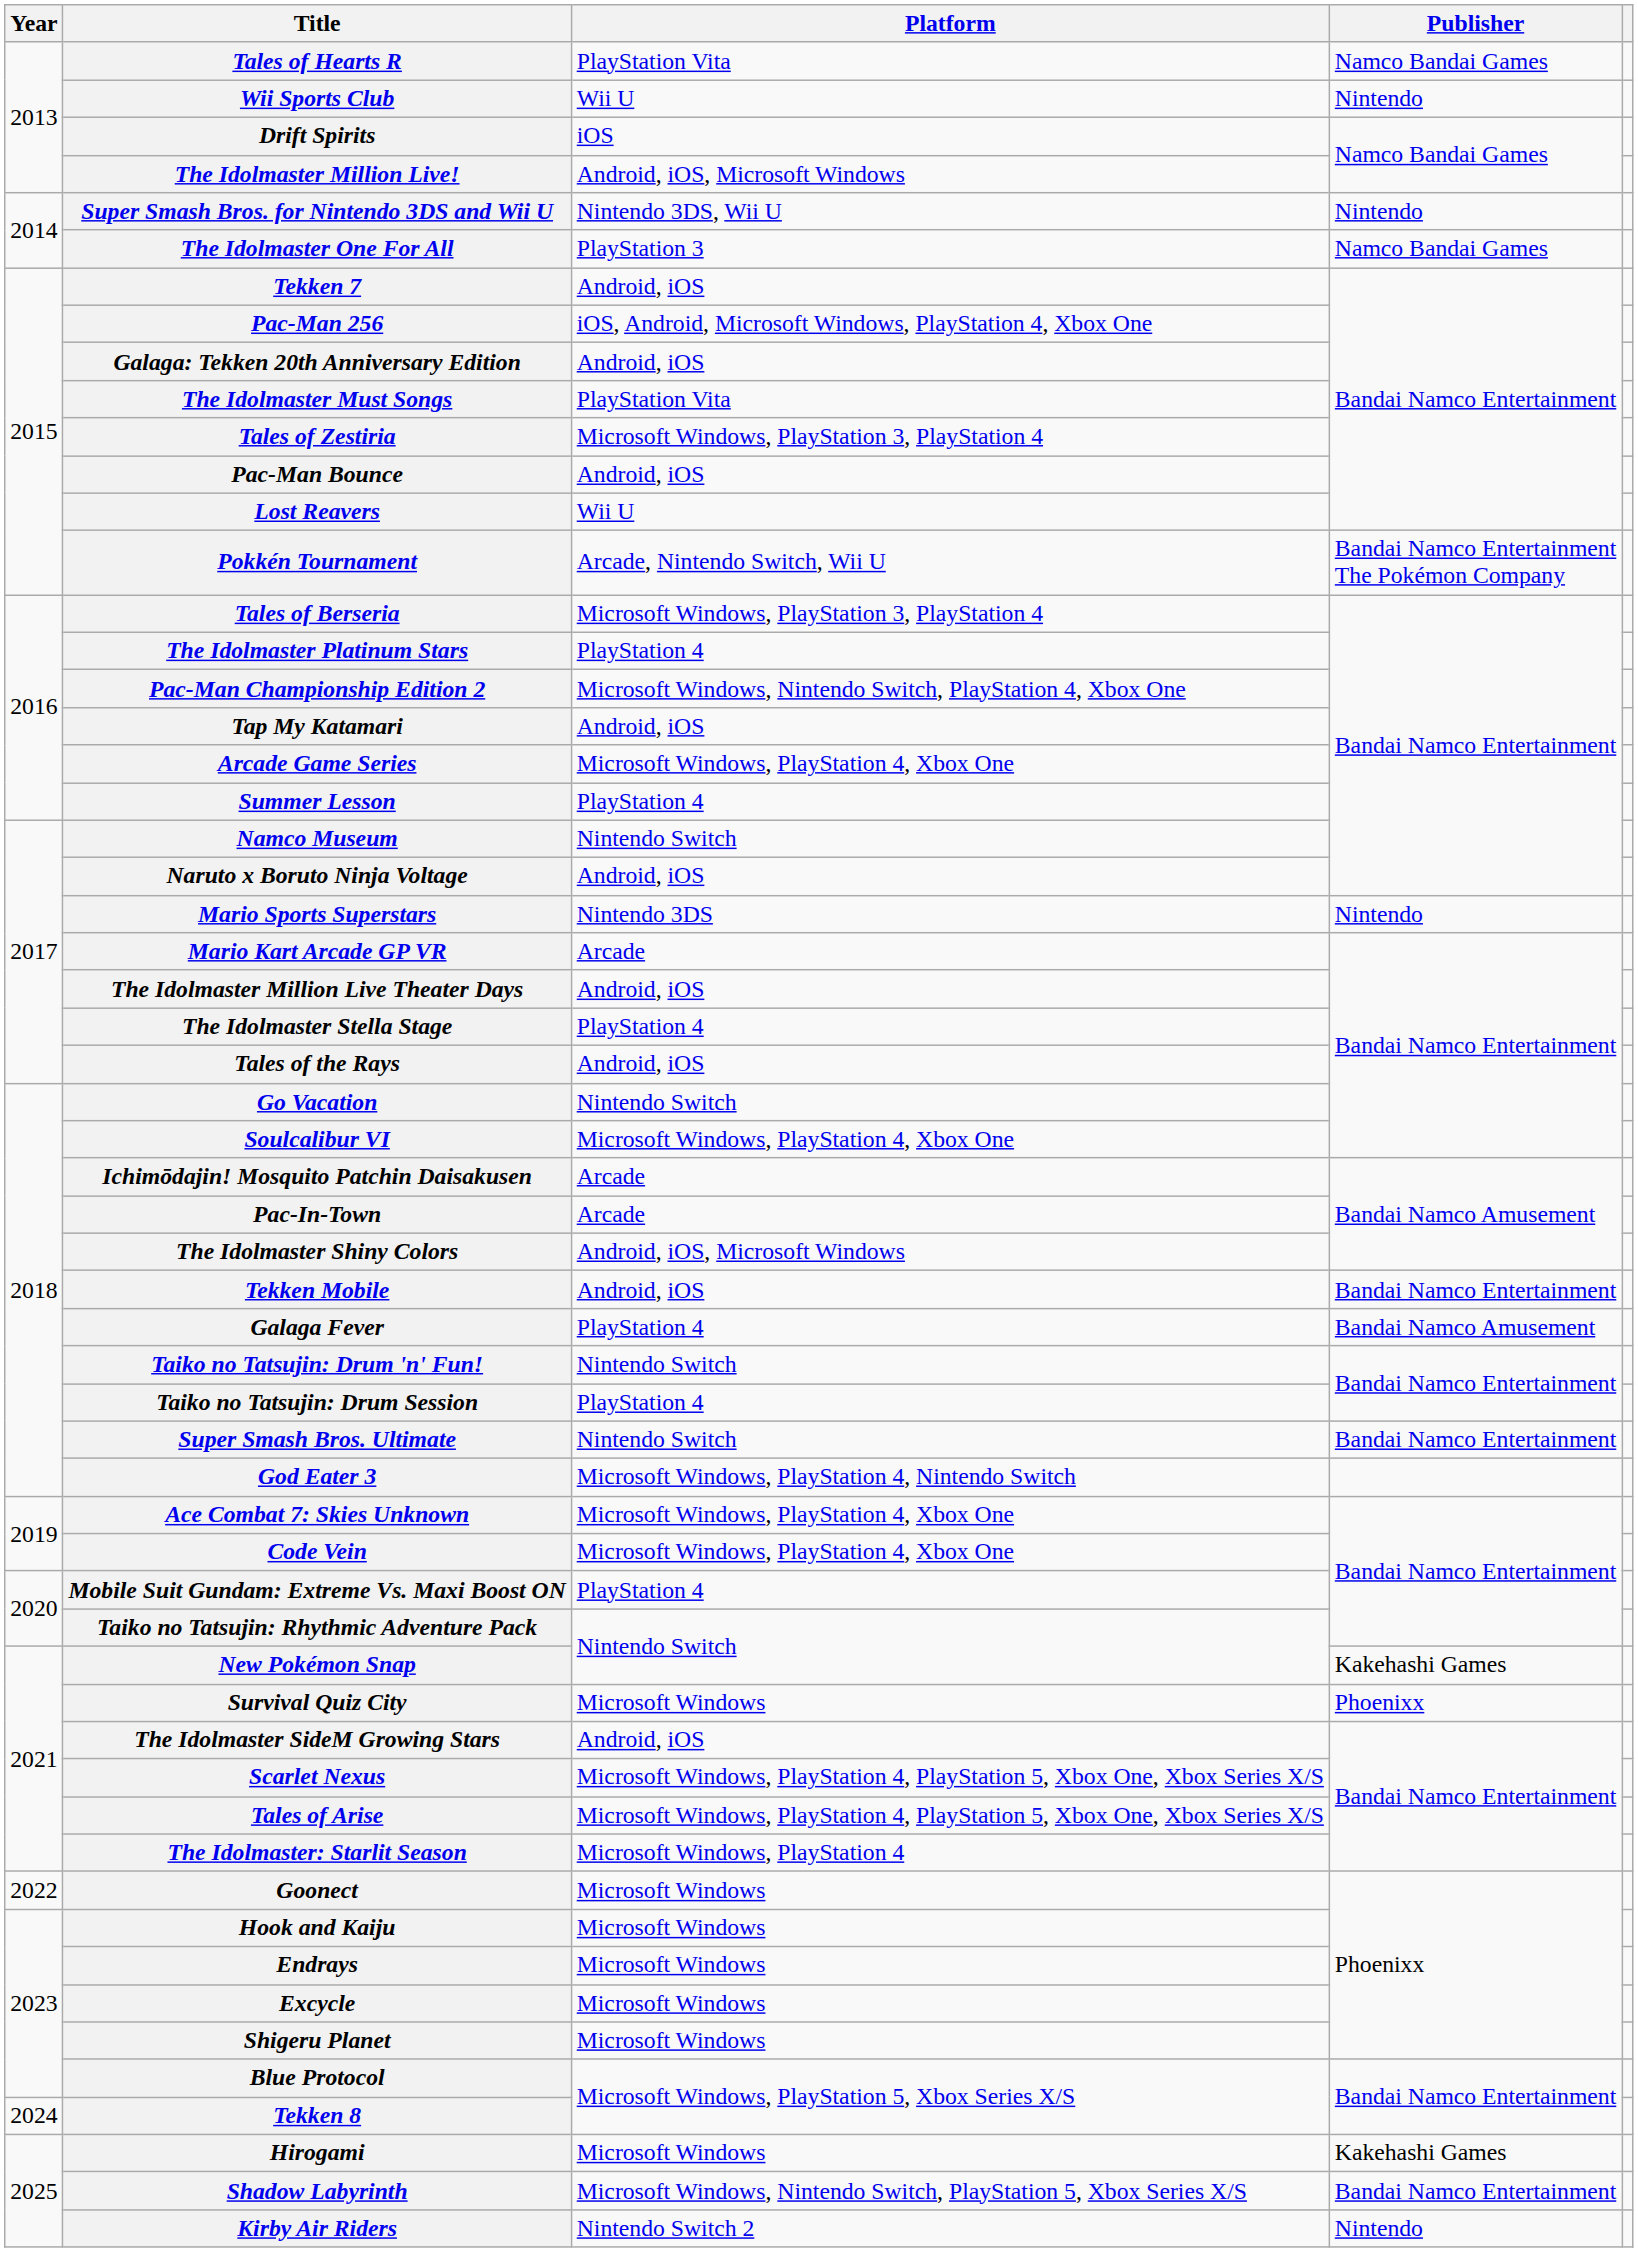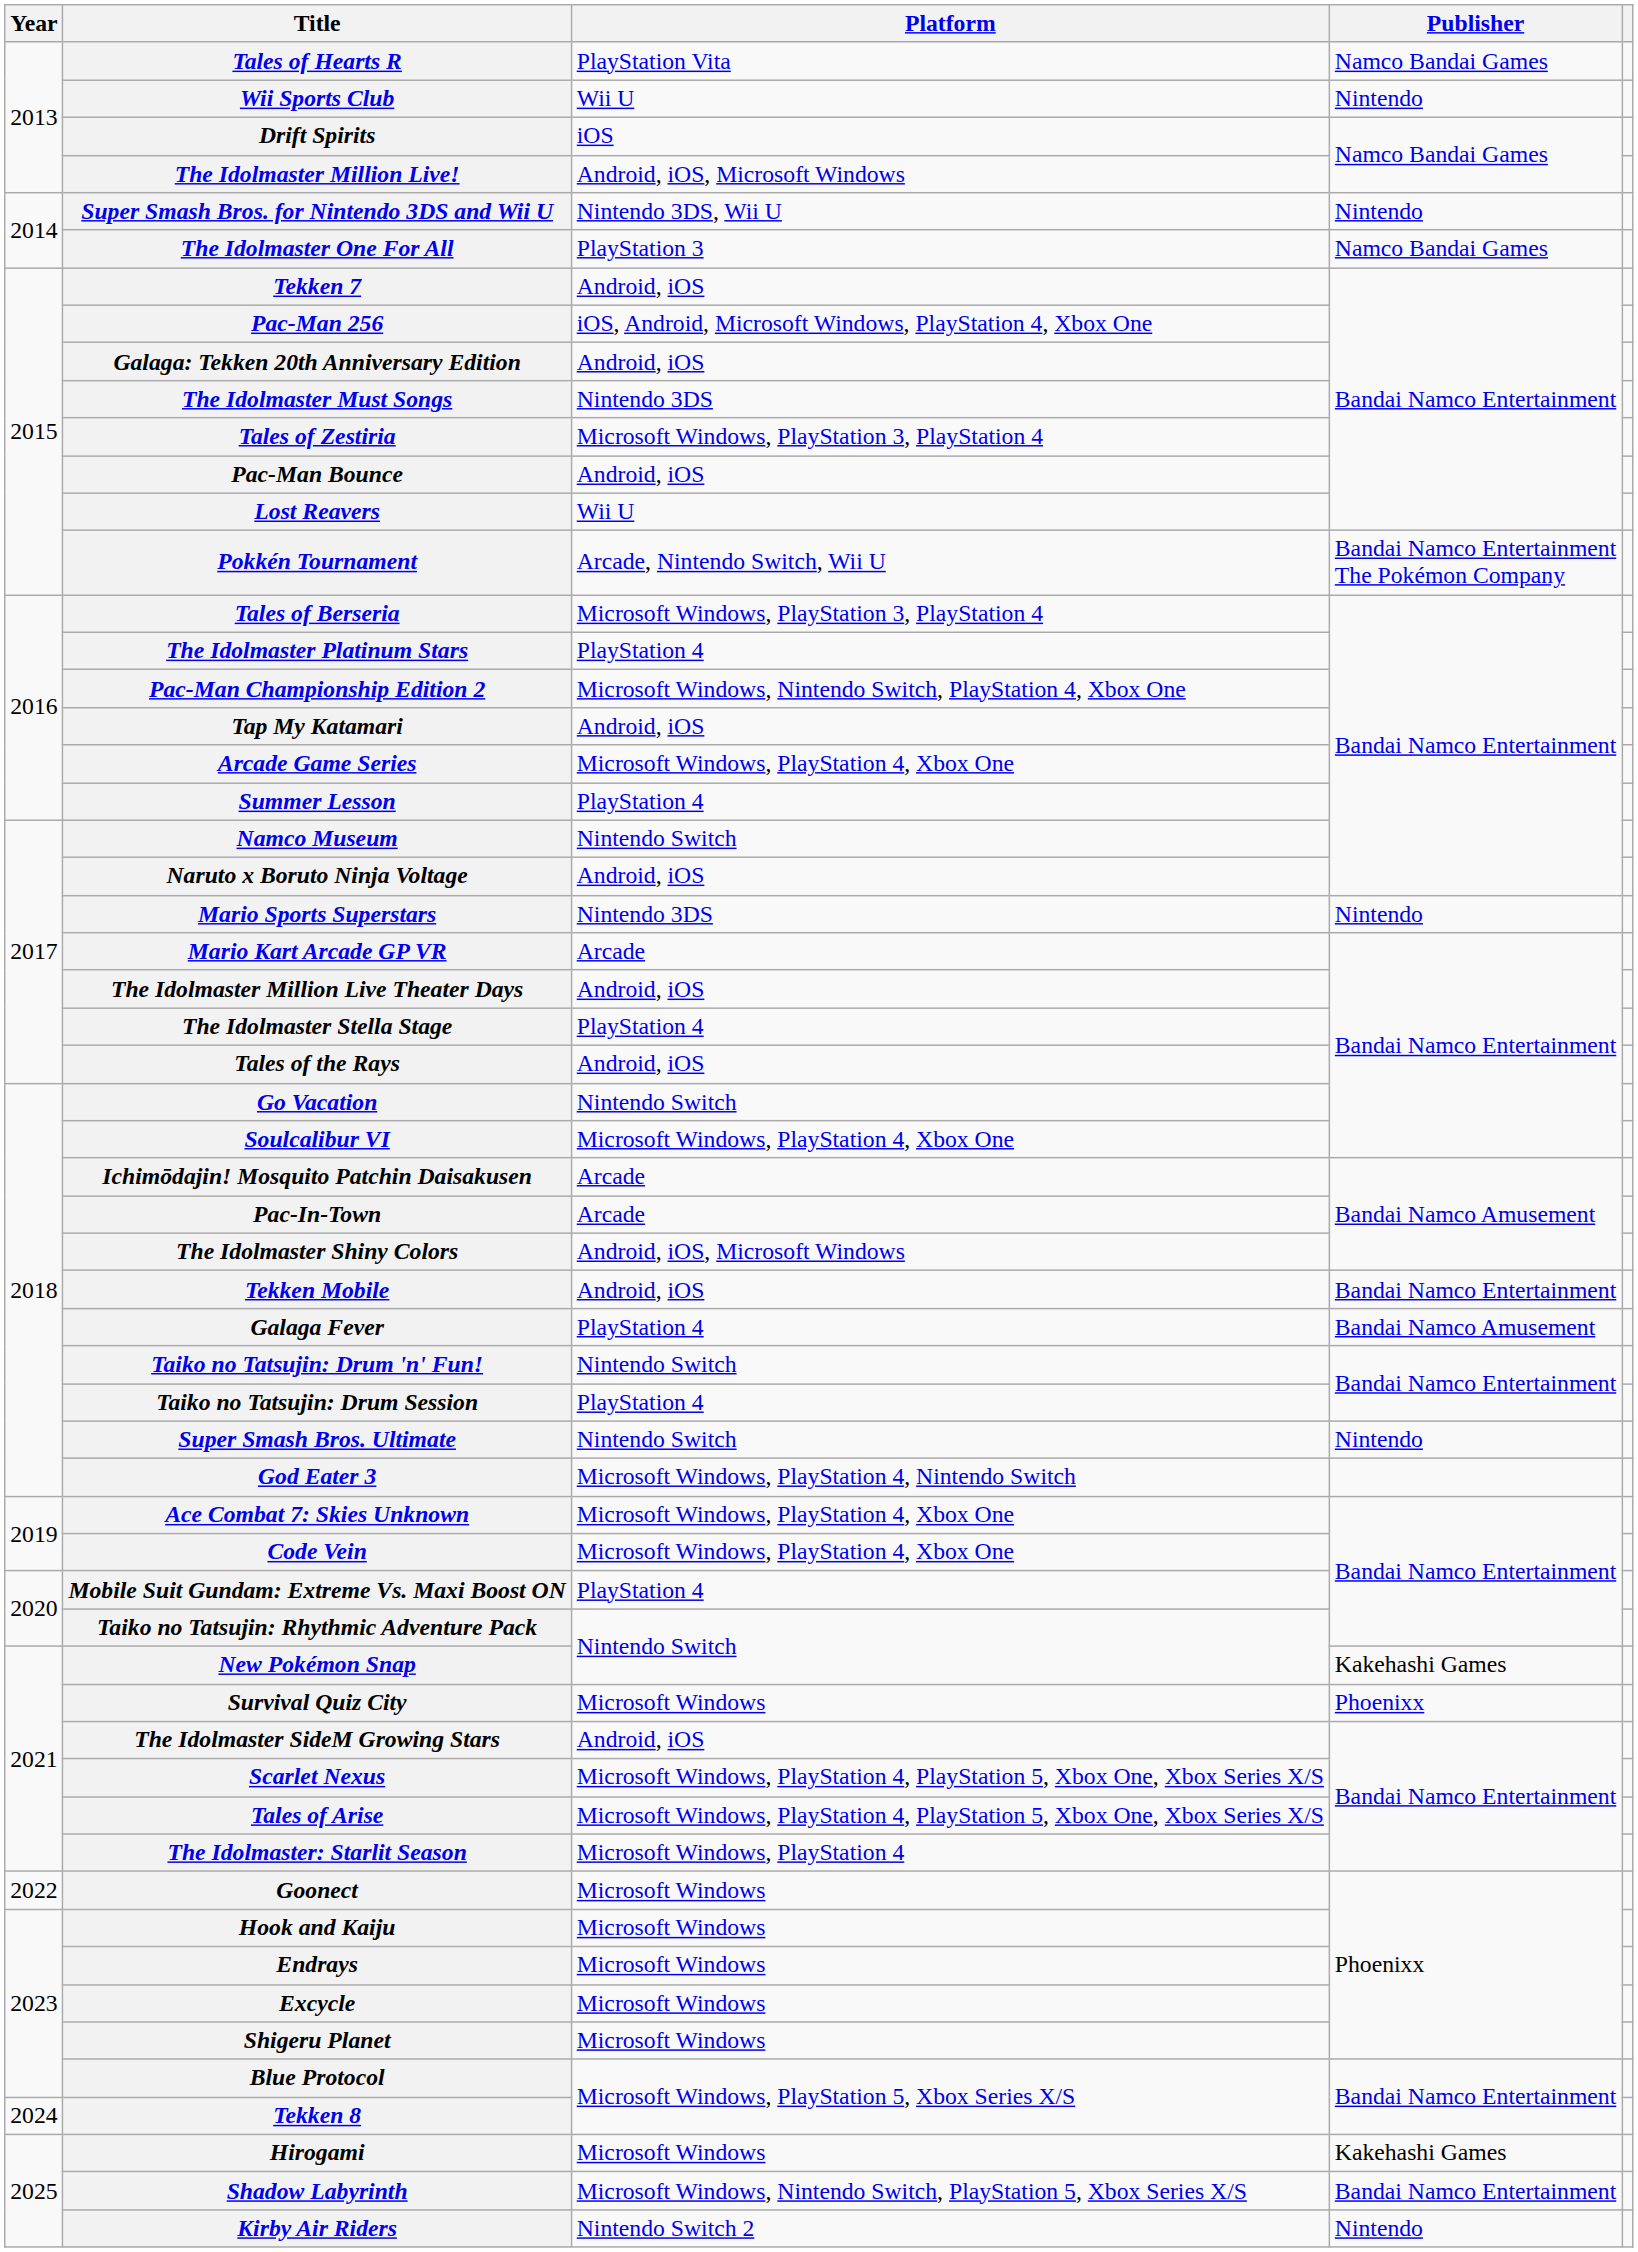(654, 398) PlayStation Vita -> (645, 398) Nintendo 3DS
(1476, 1439) Bandai Namco Entertainment -> (1379, 1439) Nintendo
